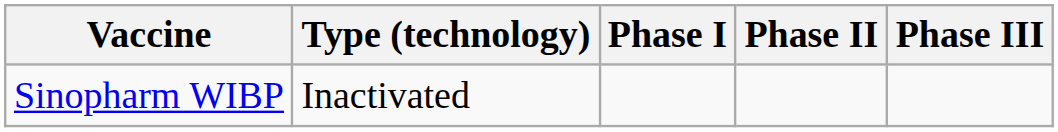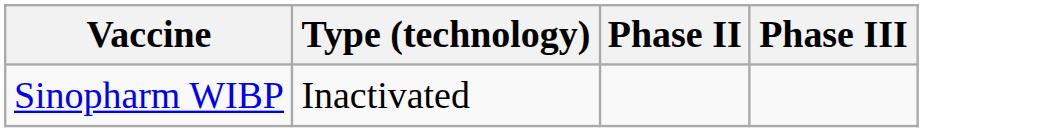- column: (667, 34)
